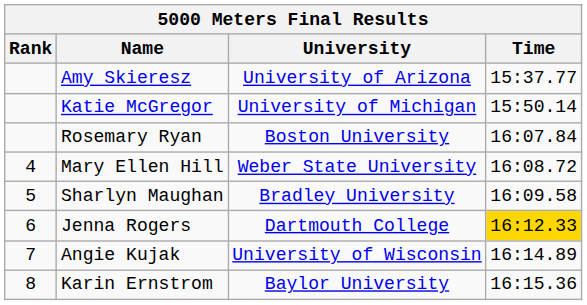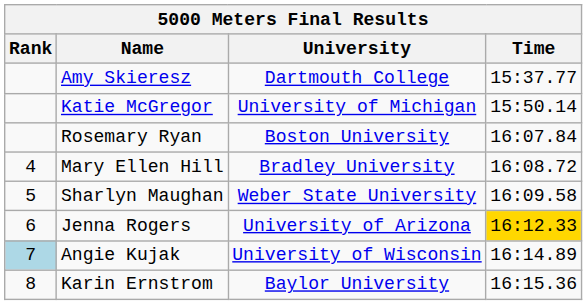(357, 78) University of Arizona -> (357, 78) Dartmouth College
(357, 167) Weber State University -> (357, 167) Bradley University
(357, 196) Bradley University -> (357, 196) Weber State University
(357, 226) Dartmouth College -> (357, 226) University of Arizona
(31, 255) no background -> (31, 255) lightblue background
